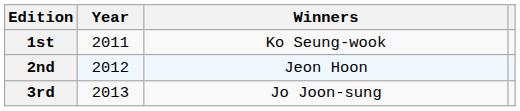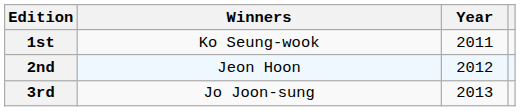columns swapped: (110, 17) <-> (326, 17)
